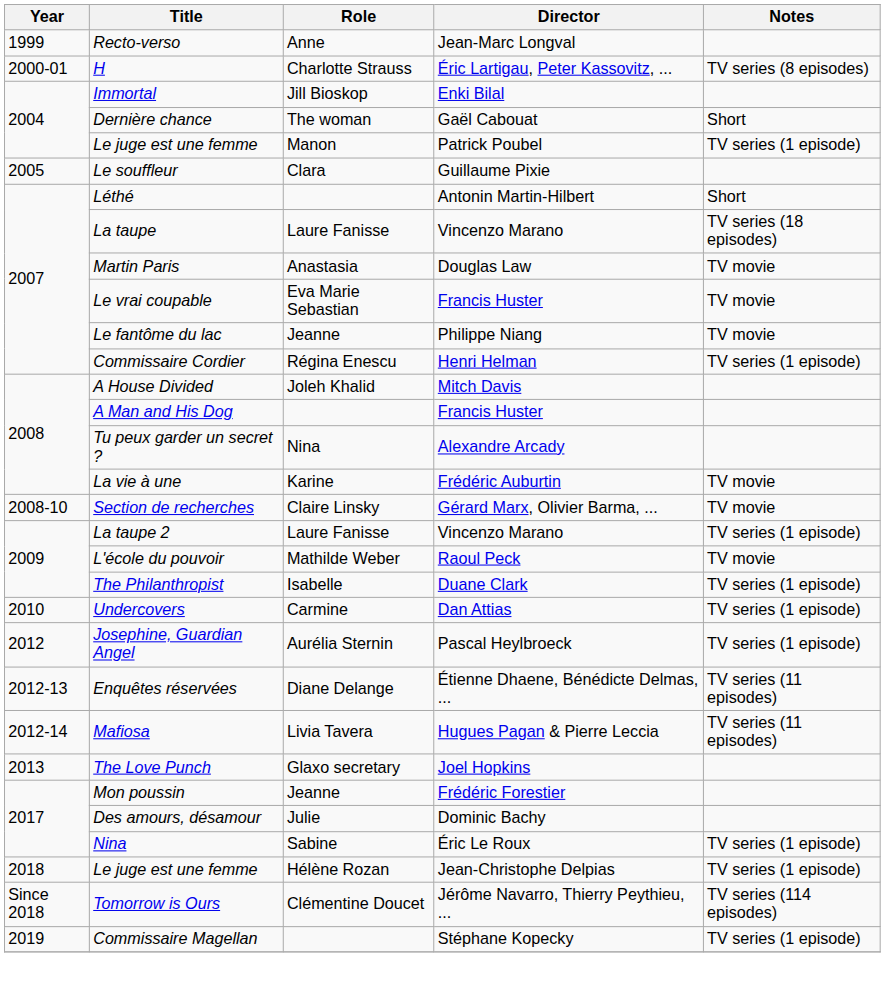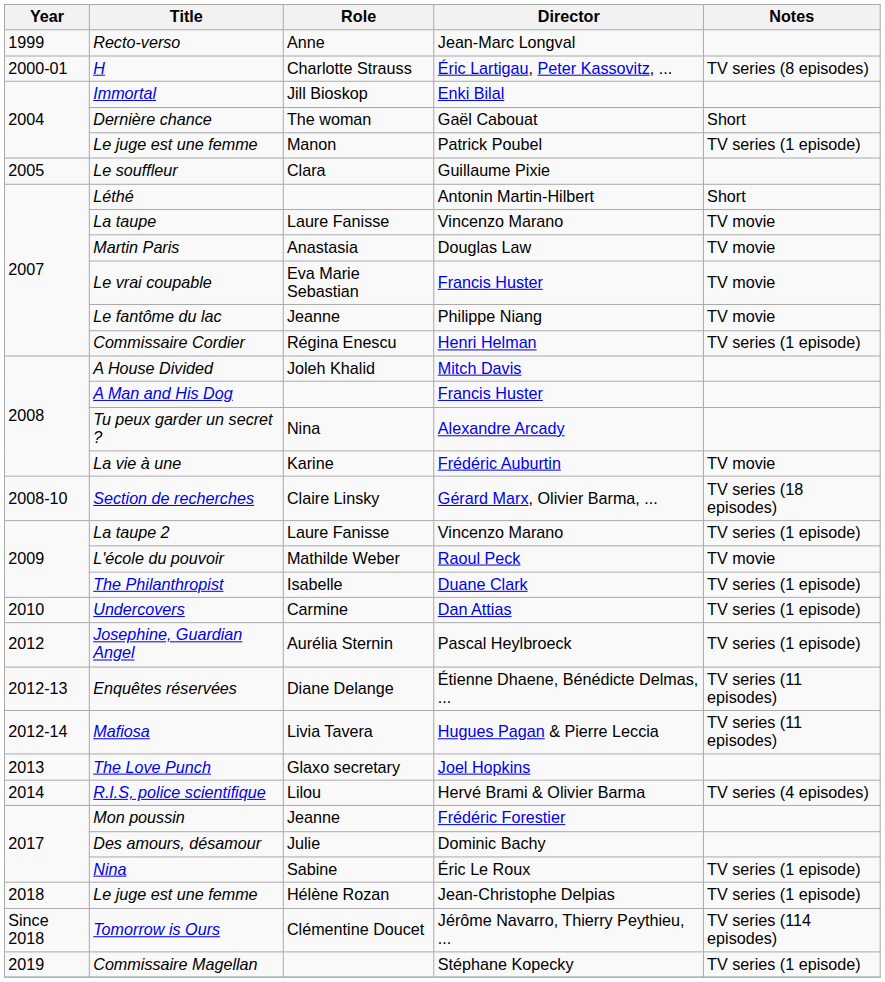(755, 231) TV series (18 episodes) -> (741, 222) TV movie
(741, 507) TV movie -> (755, 498) TV series (18 episodes)
+ row: (179, 792)
